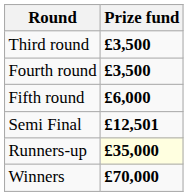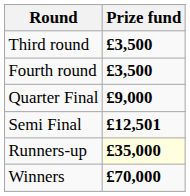- row: (46, 97)
+ row: (53, 97)
